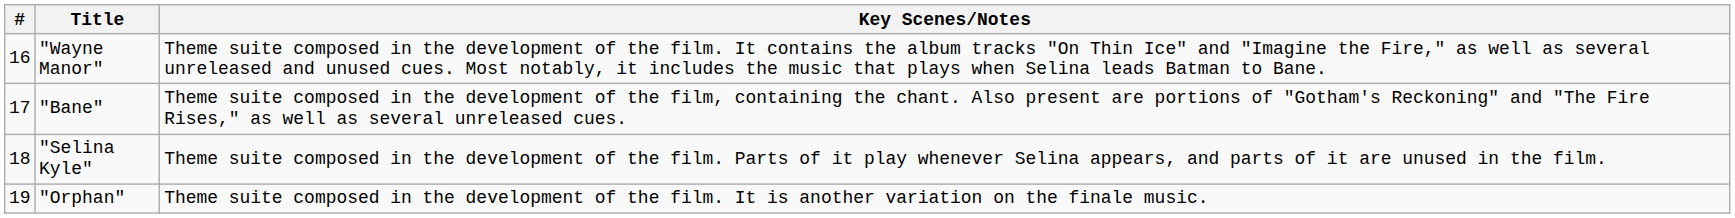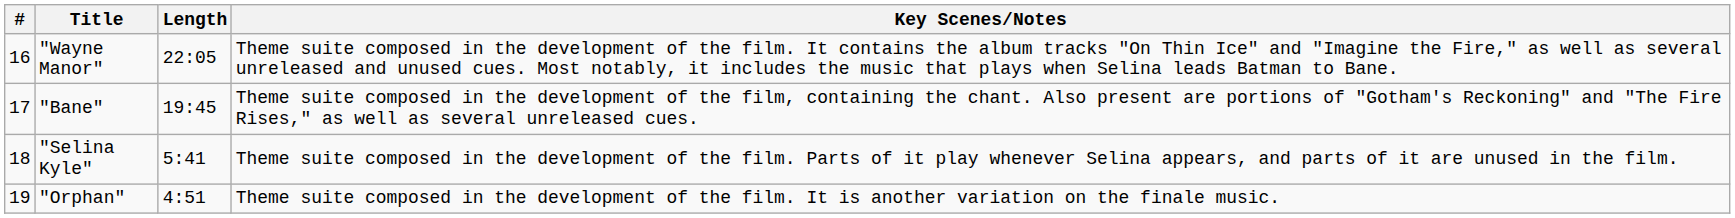+ column: (195, 19)
